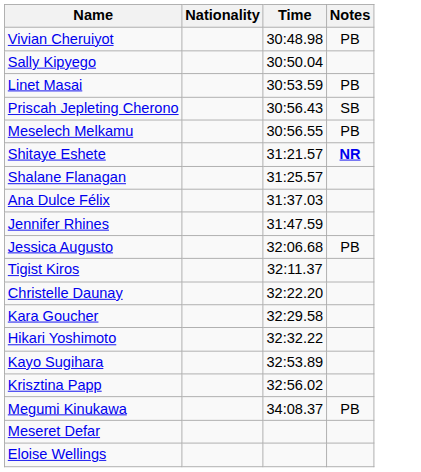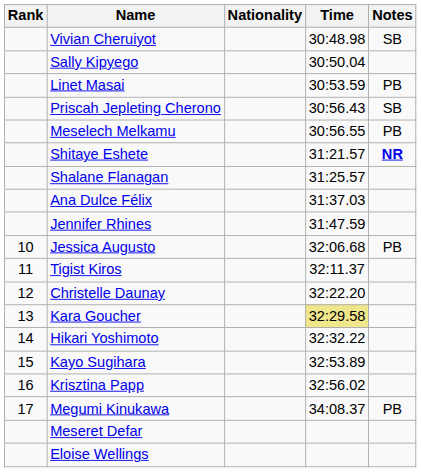+ column: (26, 16)
(350, 39) PB -> (392, 39) SB
(295, 316) no background -> (337, 316) khaki background
